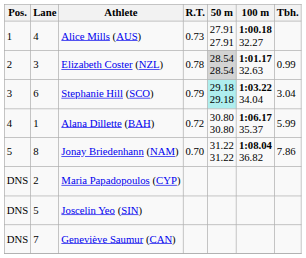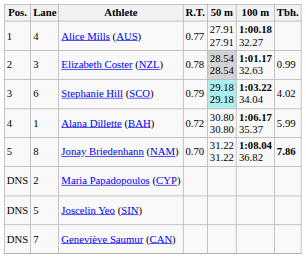(195, 36) 0.73 -> (195, 36) 0.77
(286, 94) 3.04 -> (286, 94) 4.02
(286, 152) normal -> (286, 152) bold
